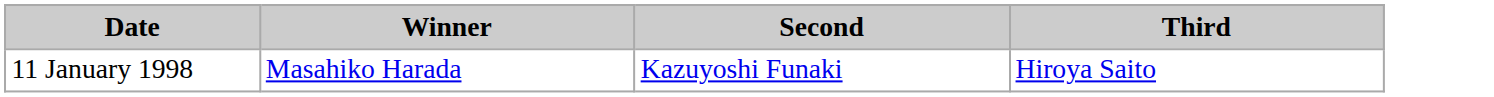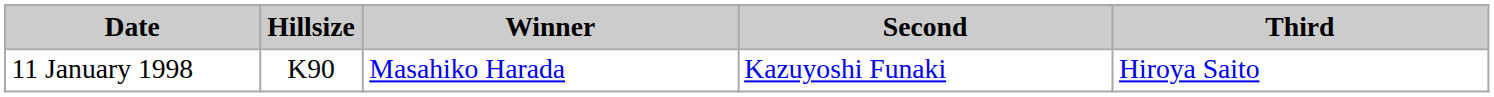+ column: (311, 26)
